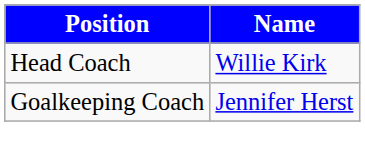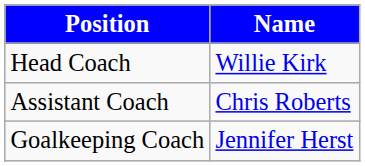+ row: (90, 101)
